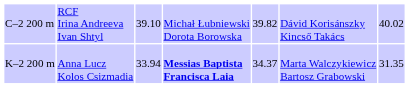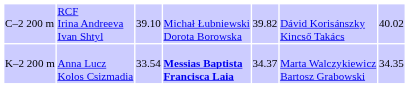(148, 63) 33.94 -> (148, 63) 33.54
(391, 63) 31.35 -> (391, 63) 34.35
